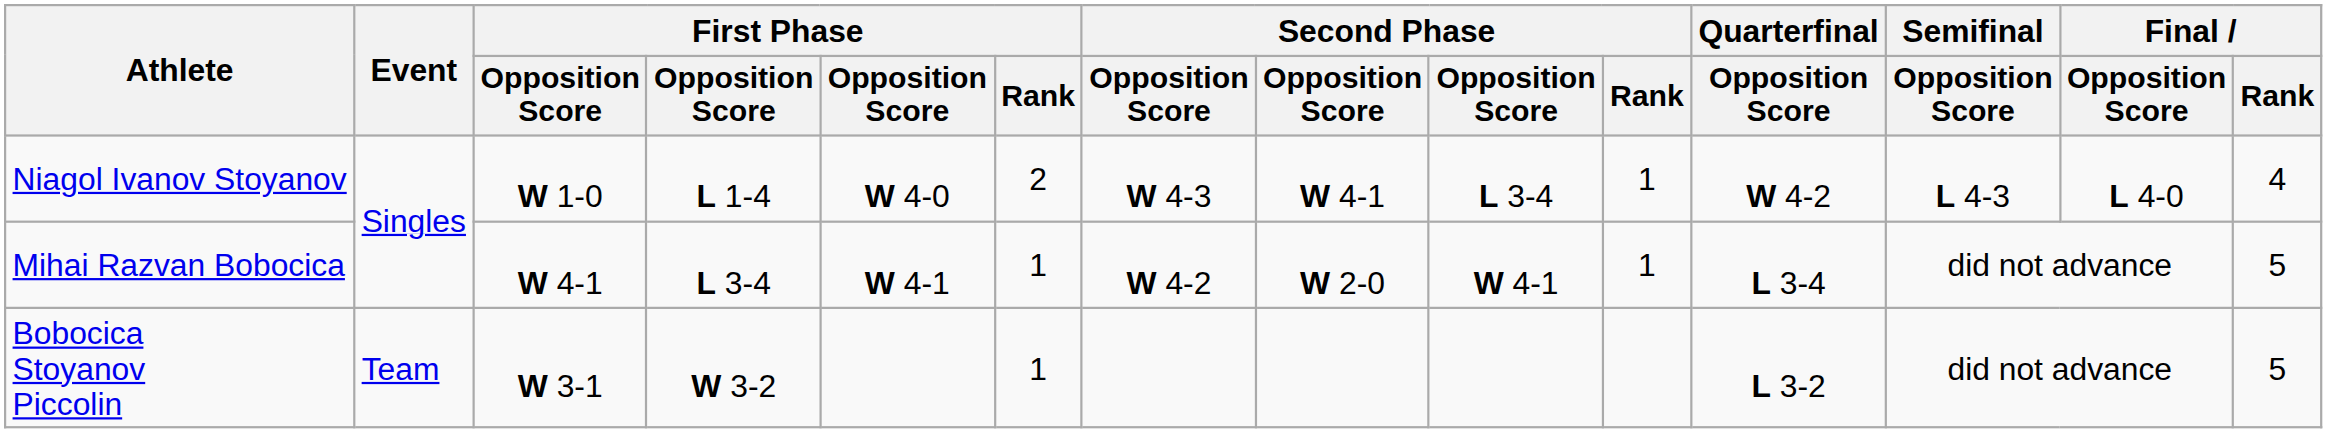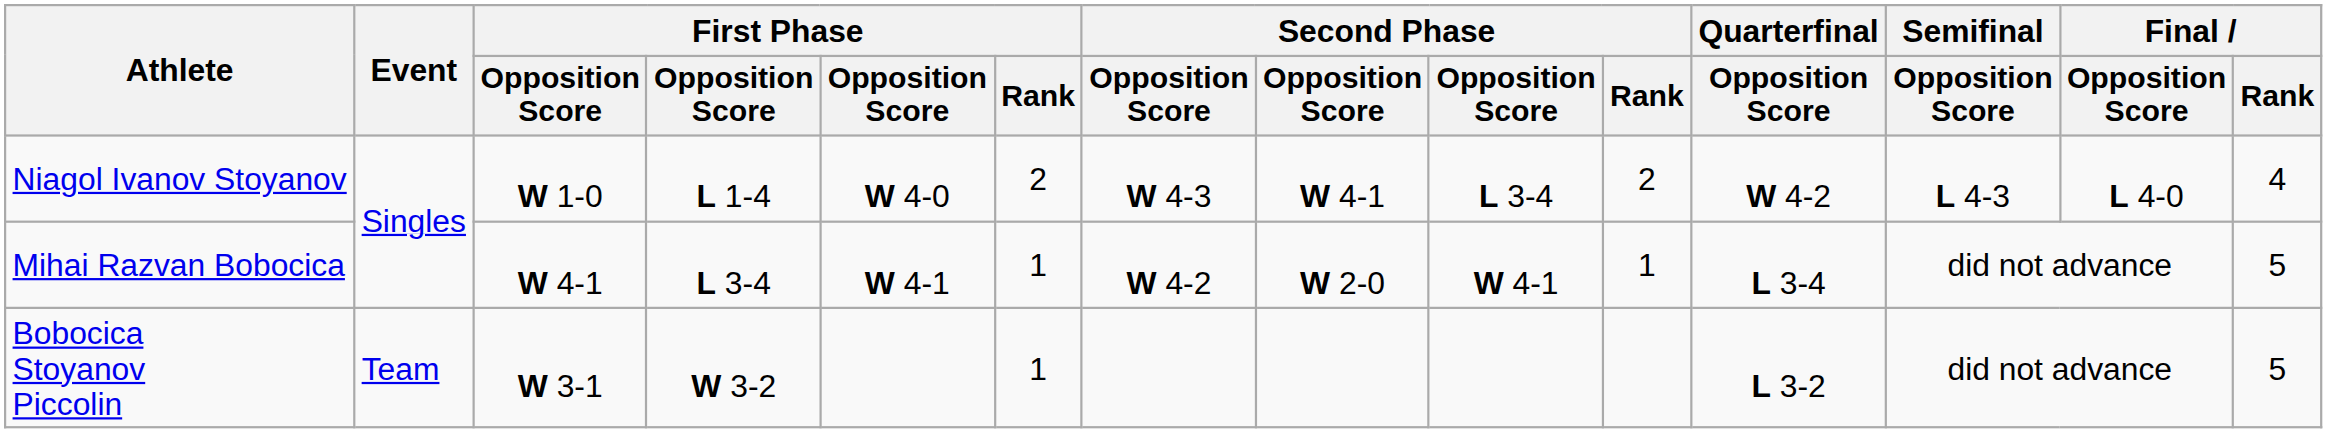(1647, 179) 1 -> (1647, 179) 2
